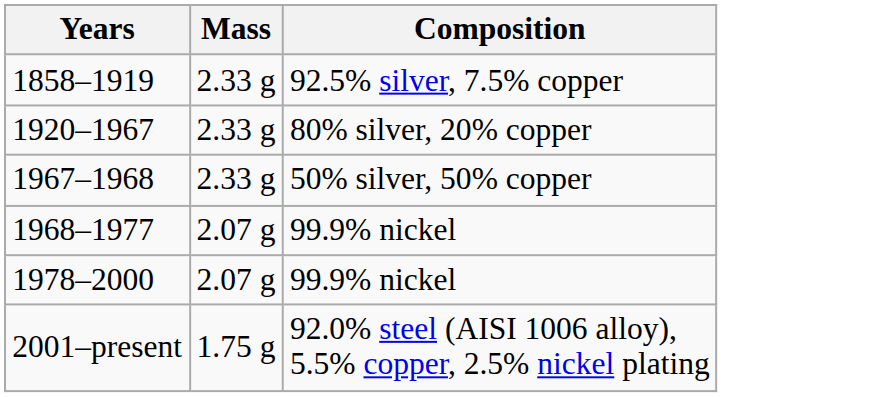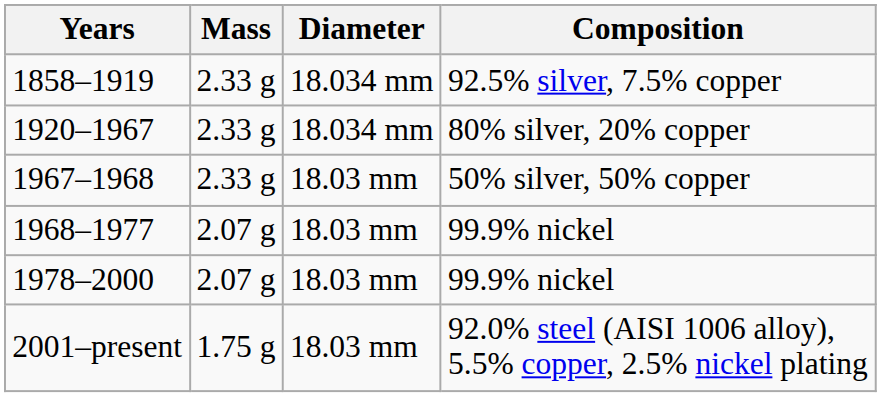+ column: (362, 29)
